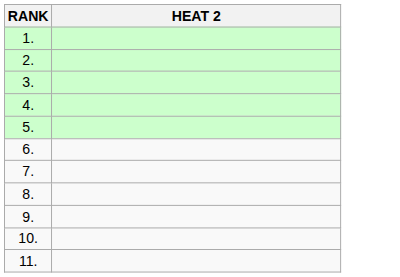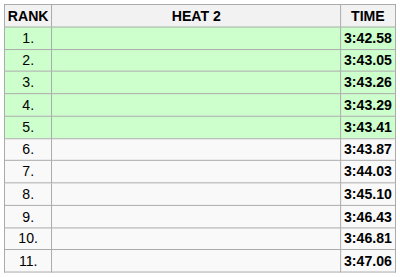+ column: (368, 16)
